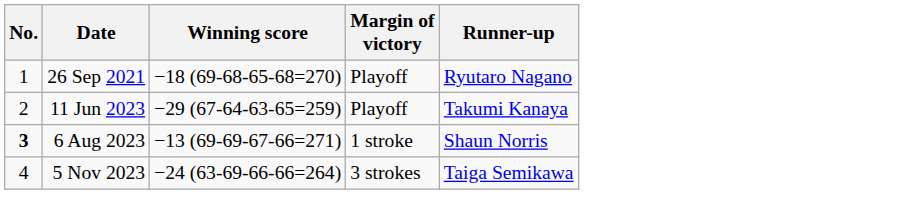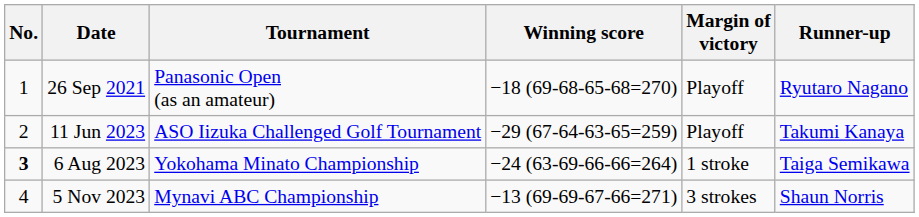+ column: (318, 32)
(248, 141) −13 (69-69-67-66=271) -> (584, 164) −24 (63-69-66-66=264)
(496, 141) Shaun Norris -> (845, 164) Taiga Semikawa
(248, 173) −24 (63-69-66-66=264) -> (584, 196) −13 (69-69-67-66=271)
(509, 173) Taiga Semikawa -> (832, 196) Shaun Norris
